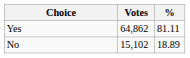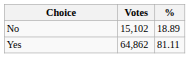rows swapped: (14, 28) <-> (13, 45)
